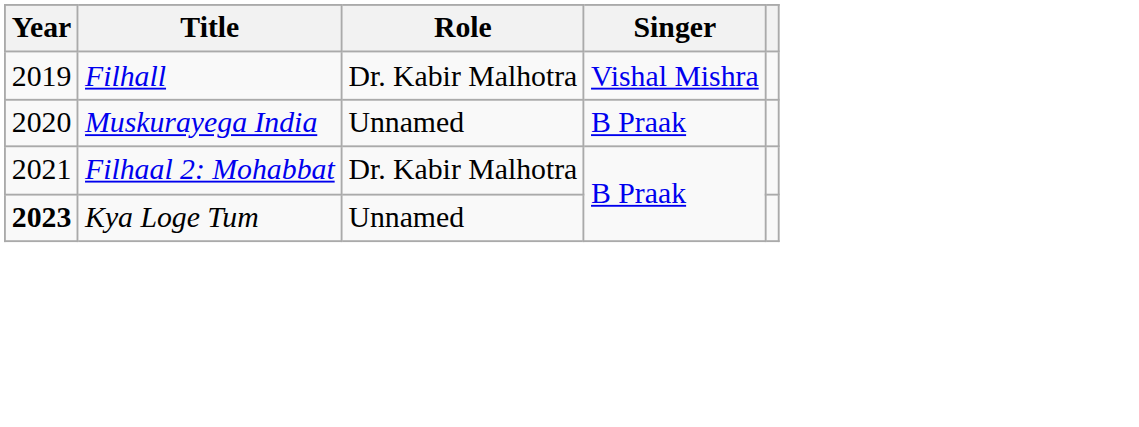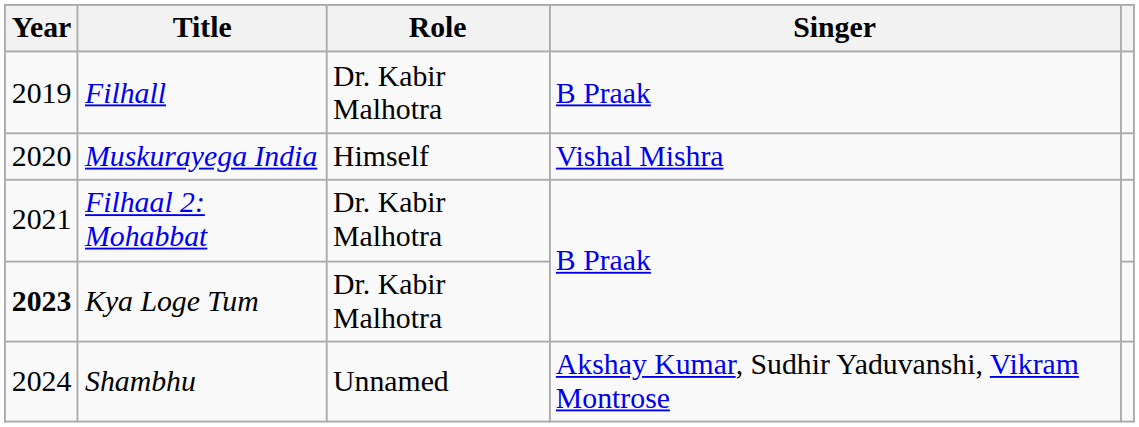(675, 75) Vishal Mishra -> (603, 92) B Praak
(406, 122) Unnamed -> (381, 155) Himself
(639, 122) B Praak -> (640, 155) Vishal Mishra
(406, 216) Unnamed -> (389, 300) Dr. Kabir Malhotra
+ row: (140, 381)
